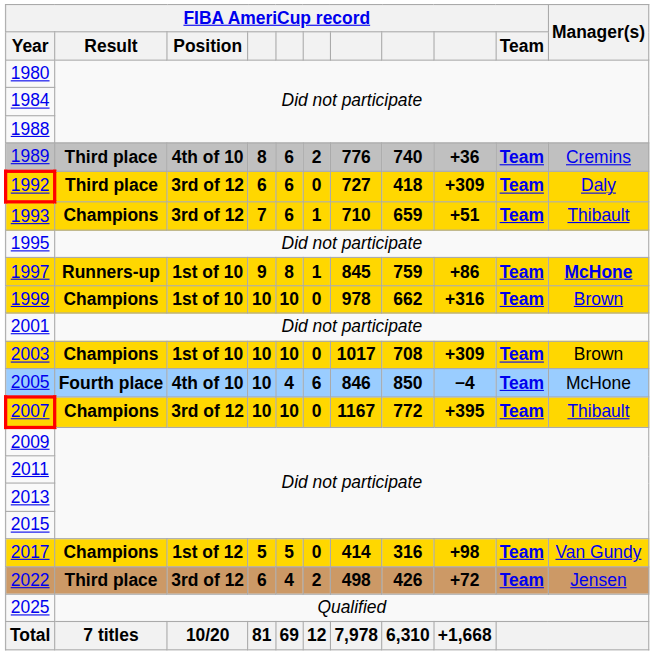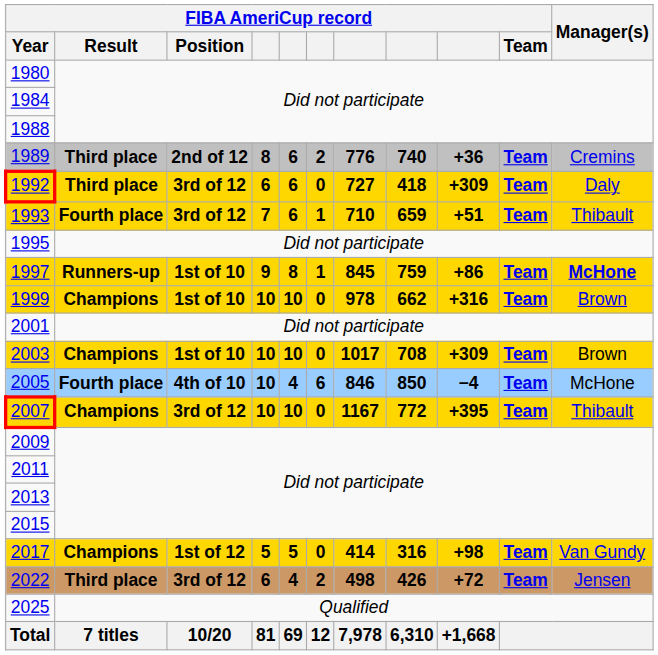(208, 157) 4th of 10 -> (210, 157) 2nd of 12
(111, 215) Champions -> (111, 215) Fourth place
